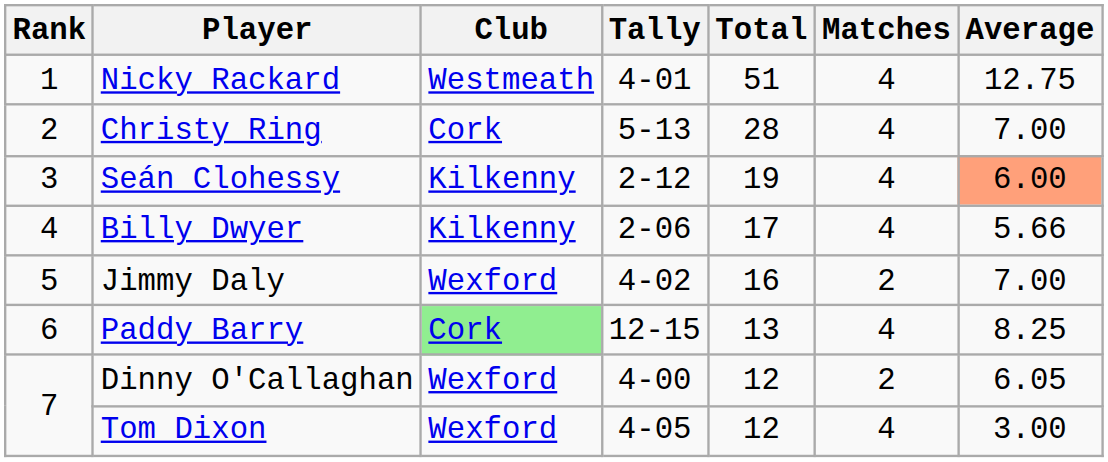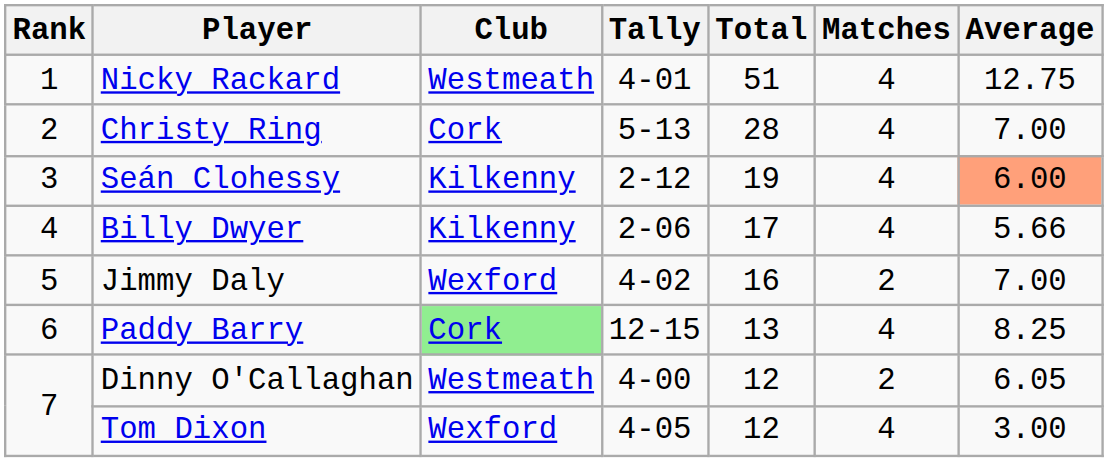(493, 380) Wexford -> (511, 380) Westmeath
